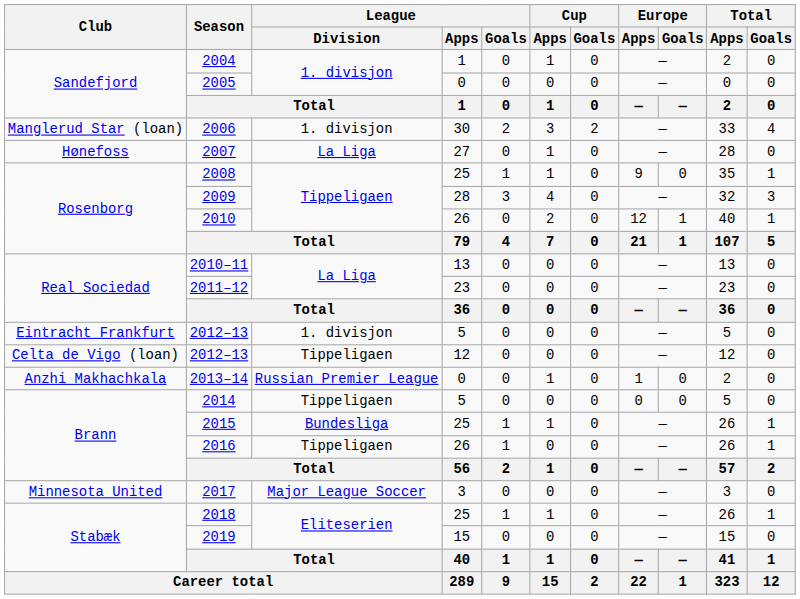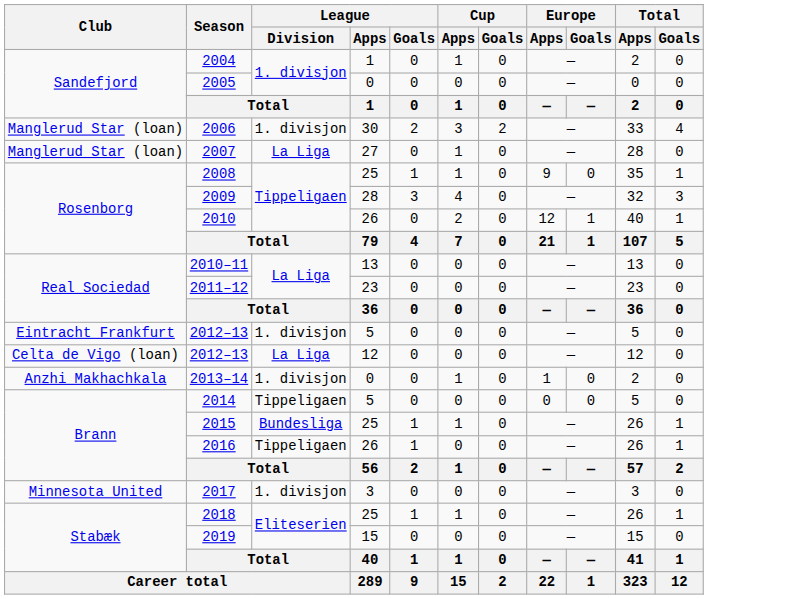(95, 152) Hønefoss -> (95, 152) Manglerud Star (loan)
(347, 356) Tippeligaen -> (301, 356) La Liga
(347, 379) Russian Premier League -> (301, 379) 1. divisjon
(347, 492) Major League Soccer -> (301, 492) 1. divisjon
